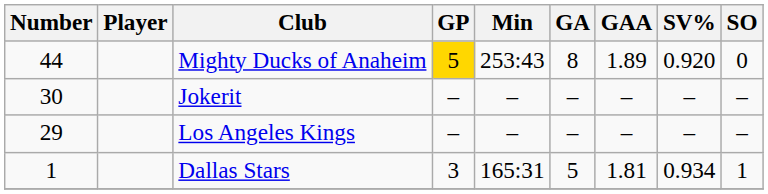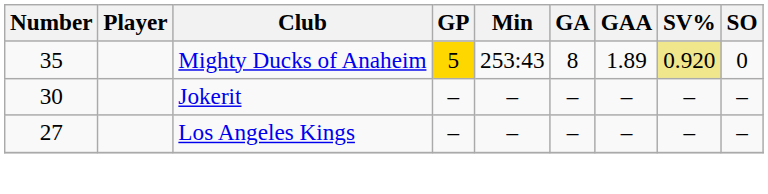(51, 59) 44 -> (51, 59) 35
(689, 59) no background -> (689, 59) khaki background
(51, 133) 29 -> (51, 133) 27
- row: (234, 170)
